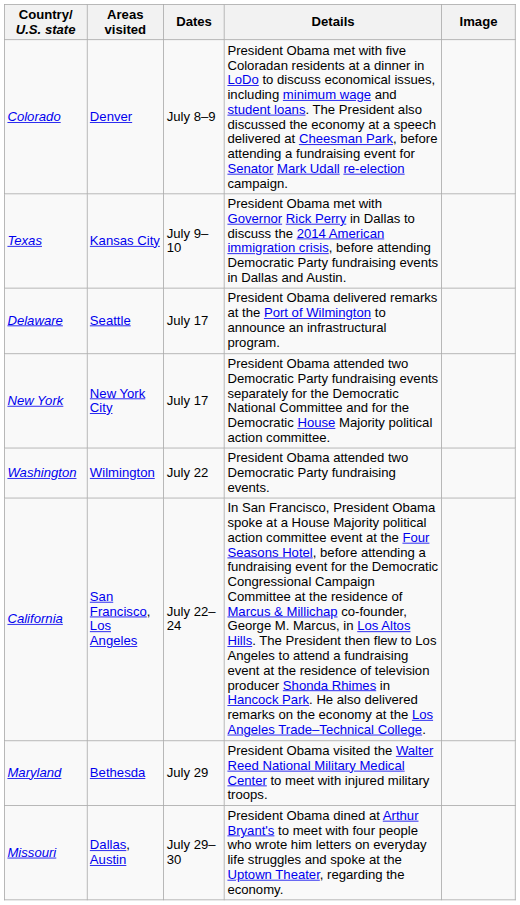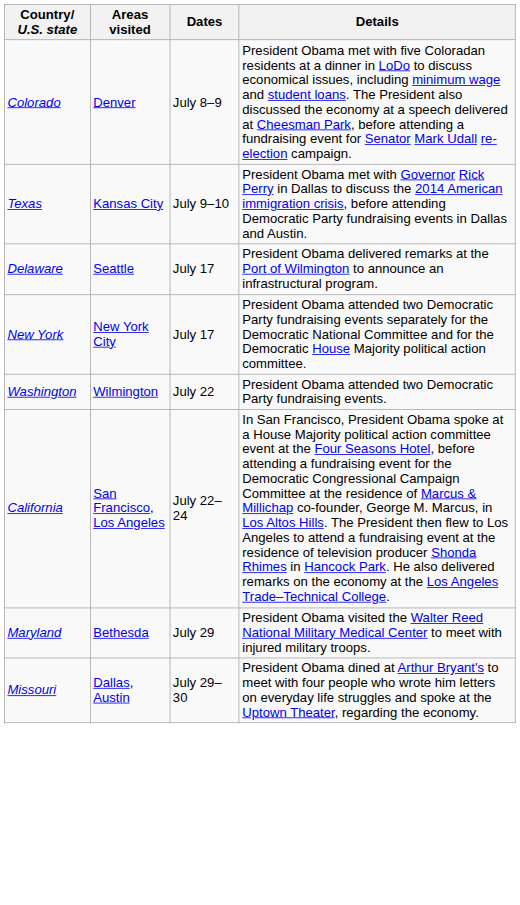- column: (479, 22)
